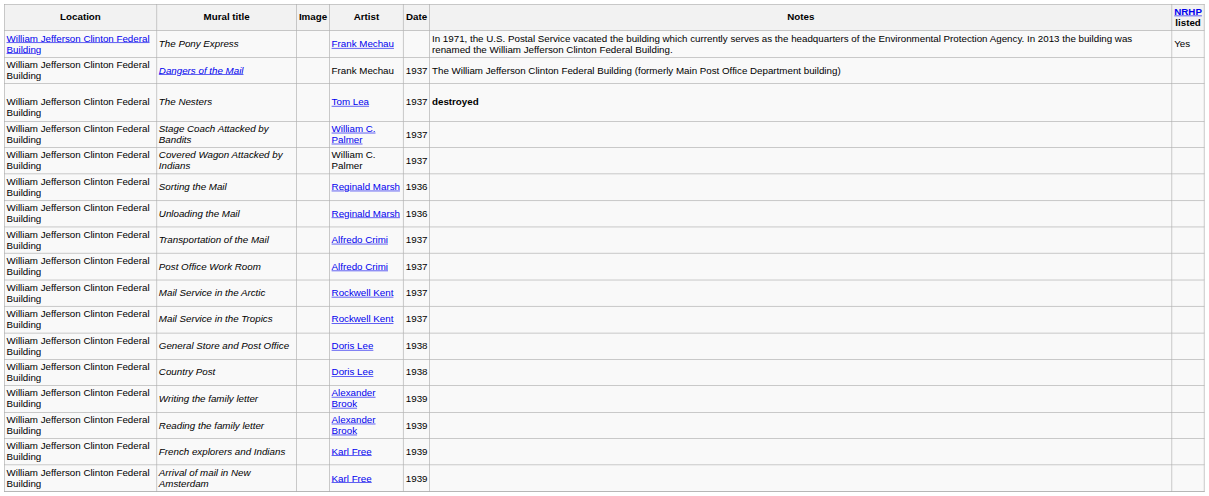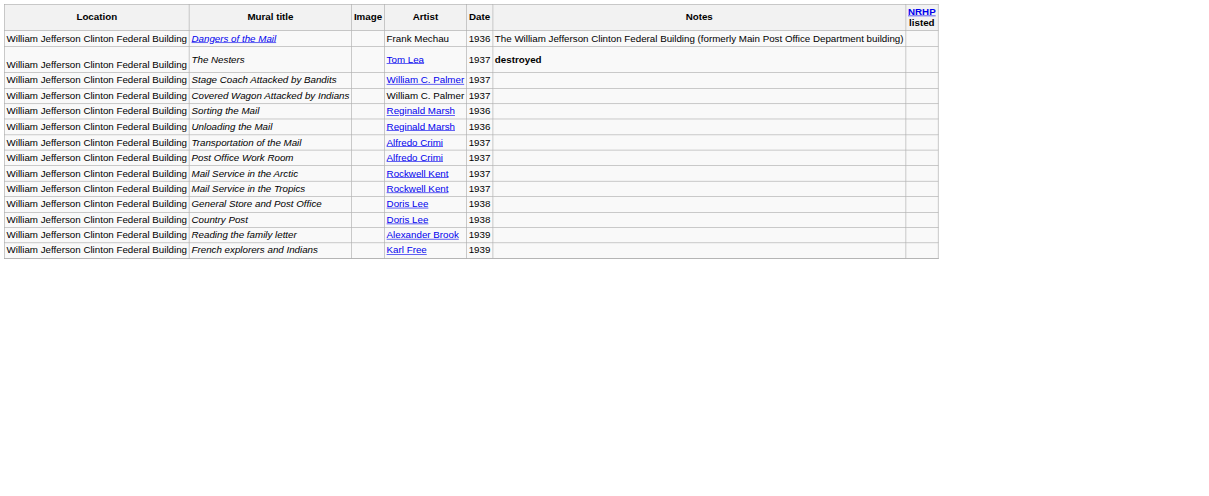- row: (199, 44)
(417, 70) 1937 -> (480, 38) 1936
- row: (208, 399)
- row: (205, 478)
